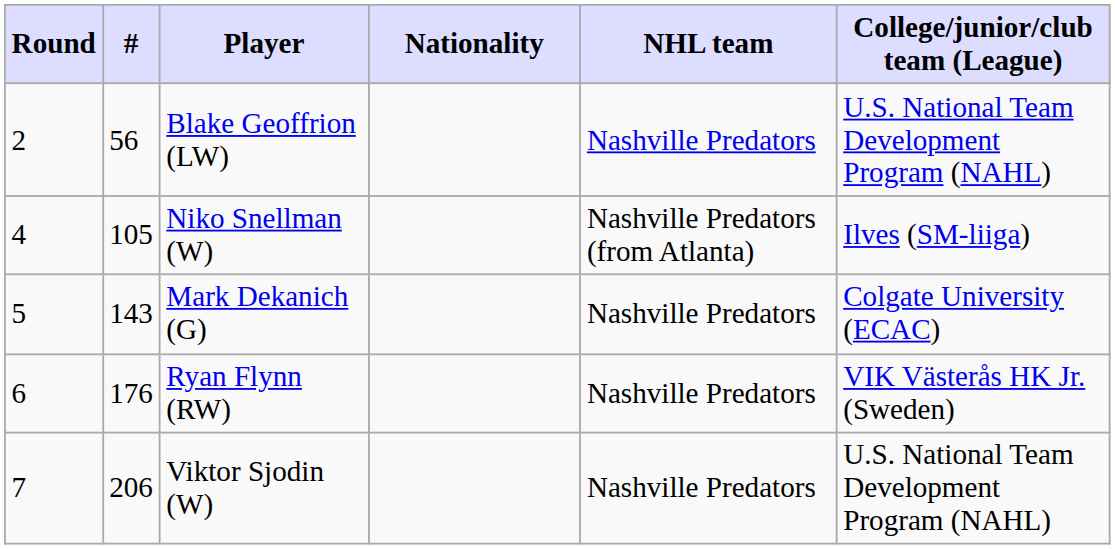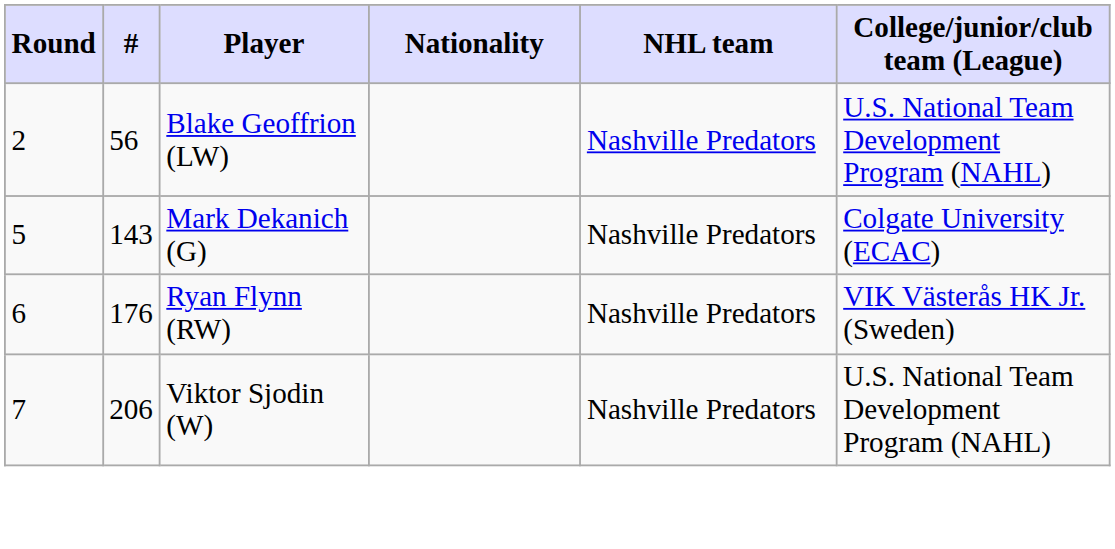- row: (254, 234)
